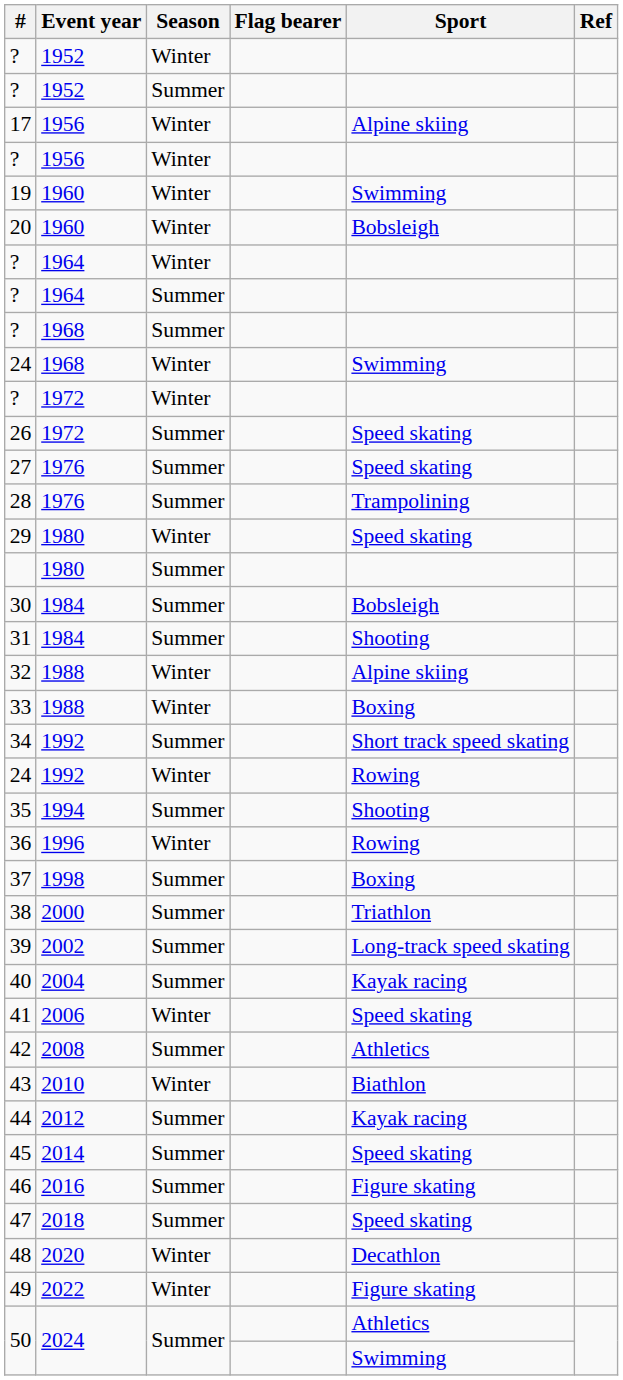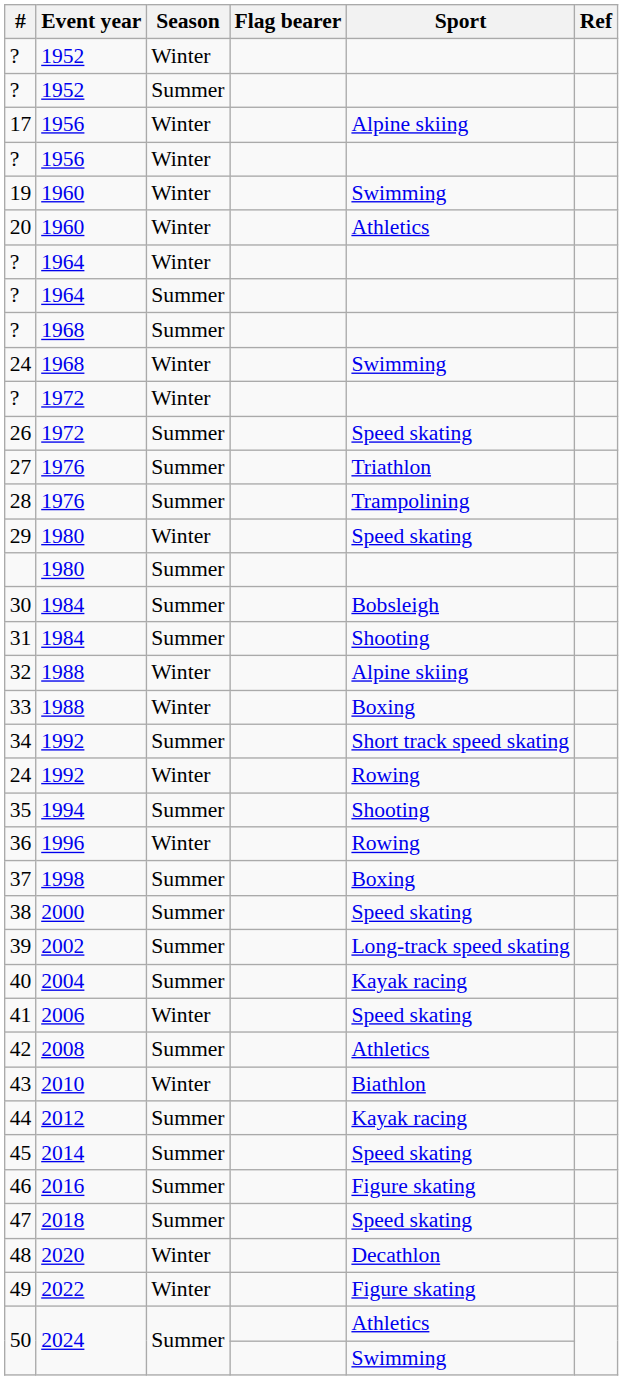(395, 227) Bobsleigh -> (390, 227) Athletics
(412, 466) Speed skating -> (391, 466) Triathlon
(391, 912) Triathlon -> (412, 912) Speed skating
